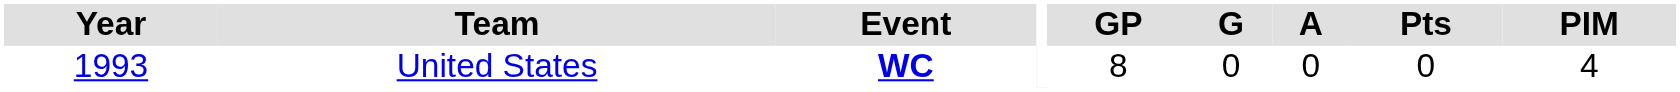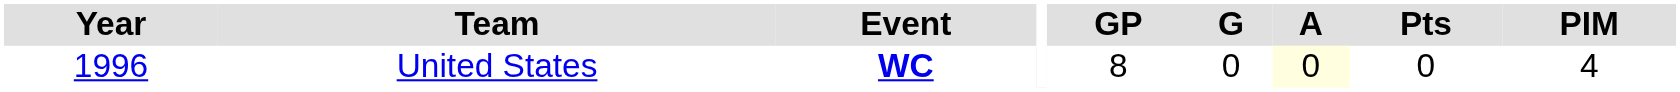(111, 66) 1993 -> (111, 66) 1996
(1311, 66) no background -> (1311, 66) lightyellow background
